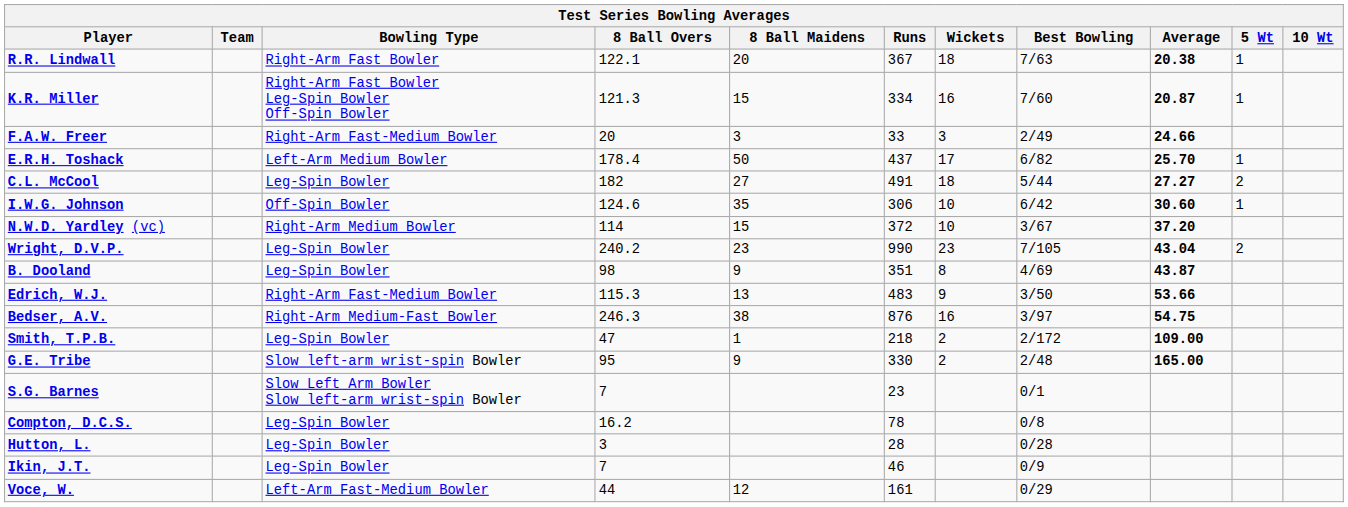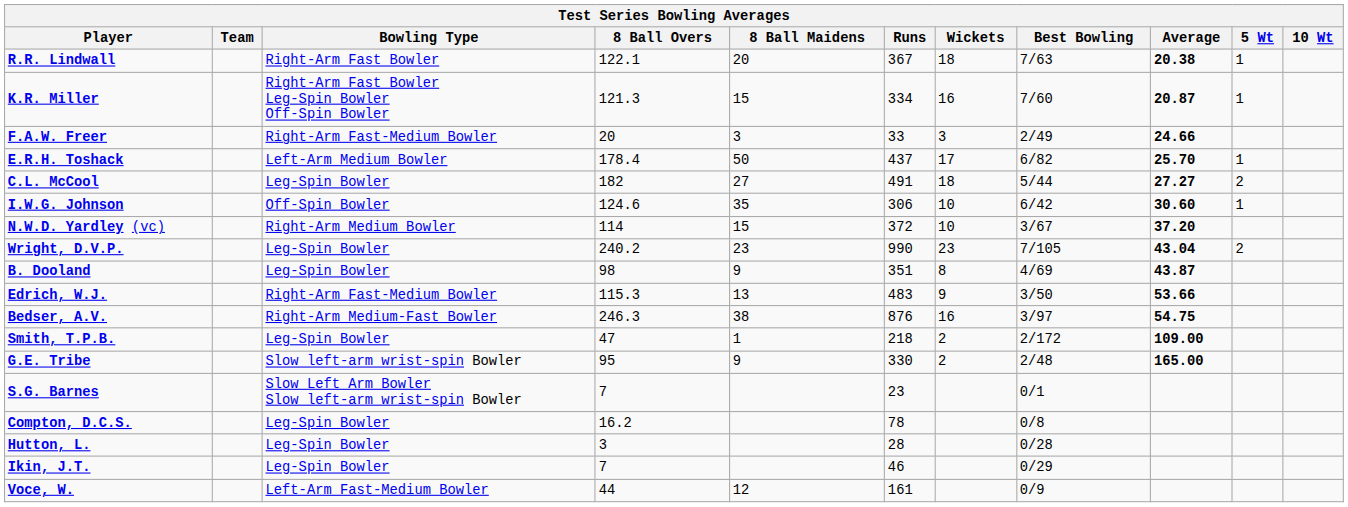(1032, 468) 0/9 -> (1036, 468) 0/29
(1036, 490) 0/29 -> (1032, 490) 0/9
